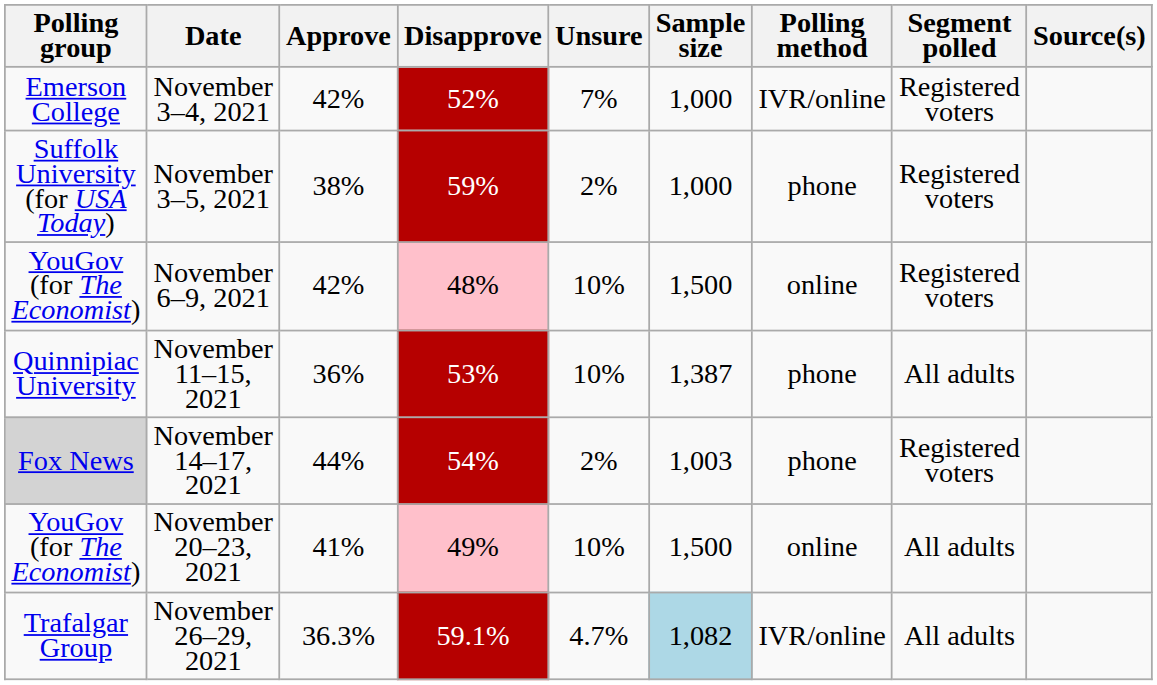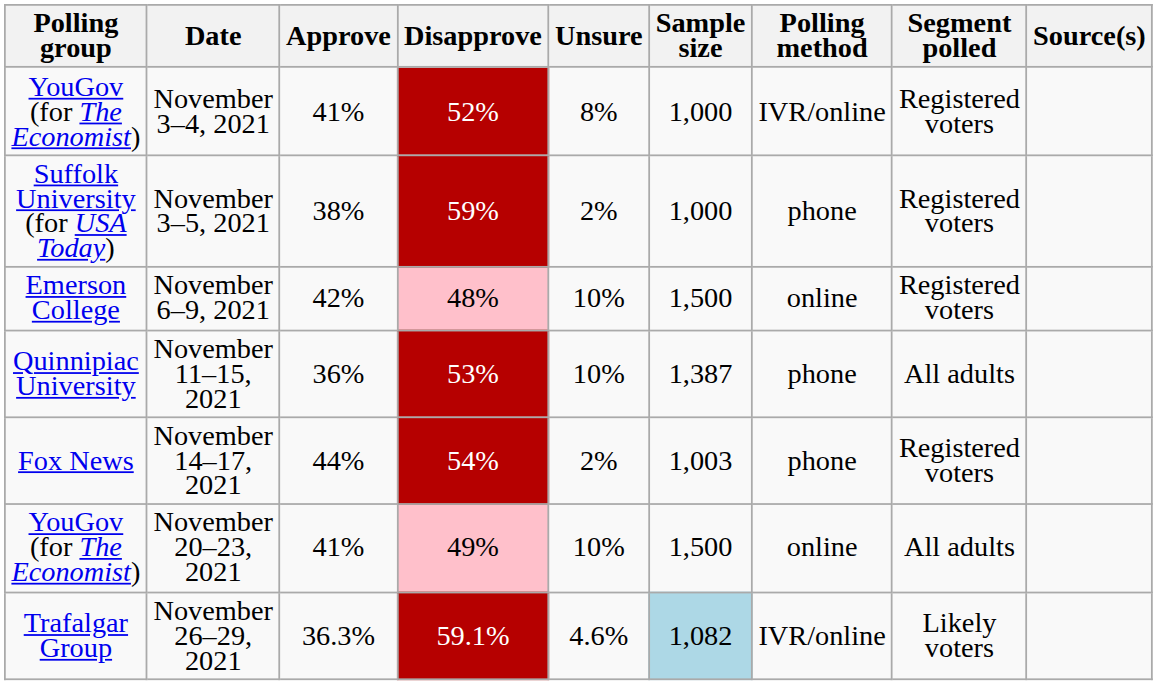(76, 98) Emerson College -> (76, 110) YouGov (for The Economist)
(338, 98) 42% -> (338, 110) 41%
(599, 98) 7% -> (599, 110) 8%
(76, 285) YouGov (for The Economist) -> (76, 297) Emerson College
(76, 460) lightgrey background -> (76, 460) no background
(599, 635) 4.7% -> (599, 635) 4.6%
(959, 635) All adults -> (959, 635) Likely voters
